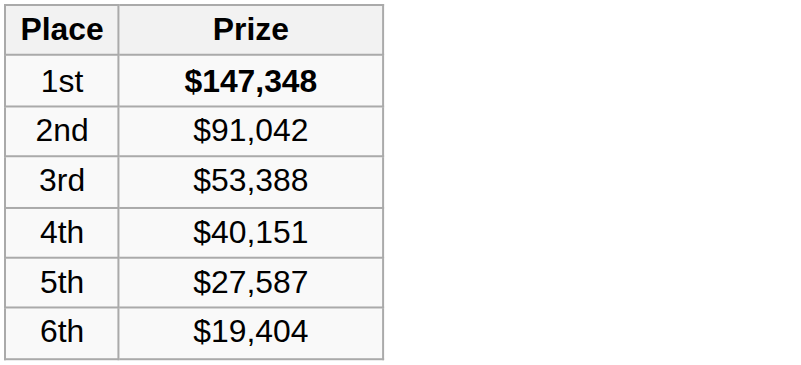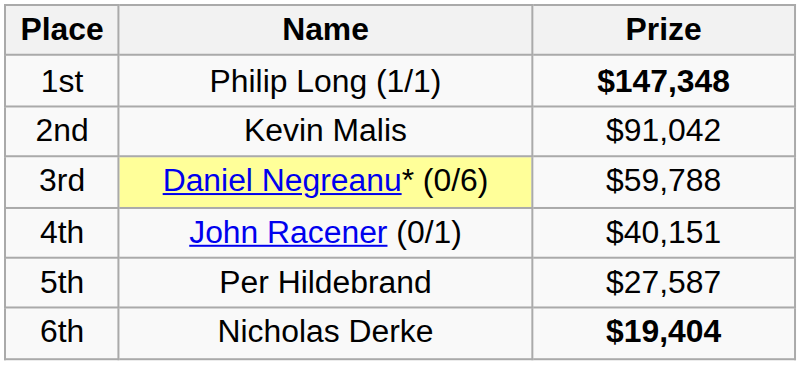+ column: (325, 29)
(251, 181) $53,388 -> (664, 181) $59,788
(251, 332) normal -> (664, 332) bold
